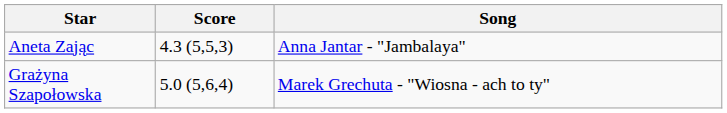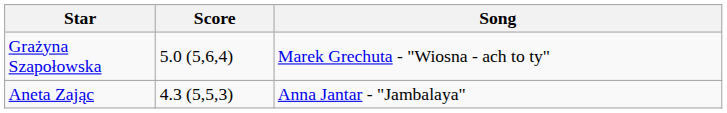rows swapped: (51, 46) <-> (55, 84)
